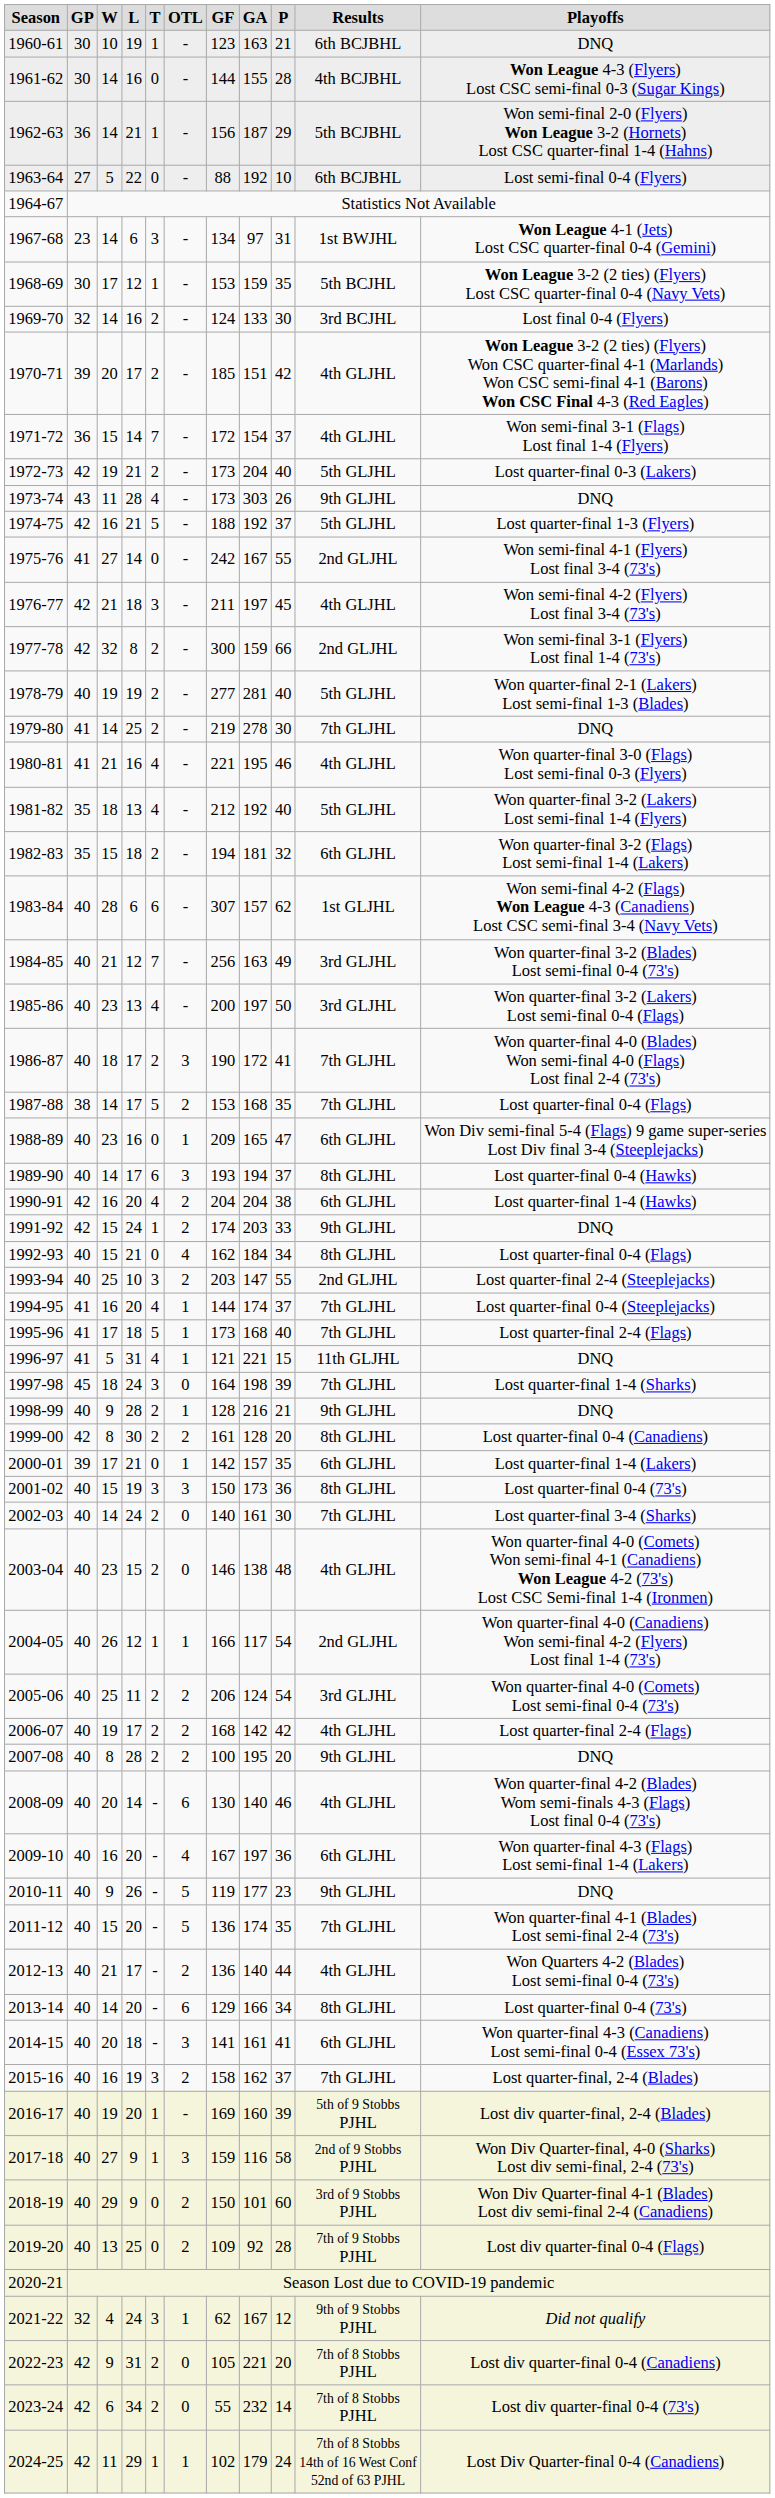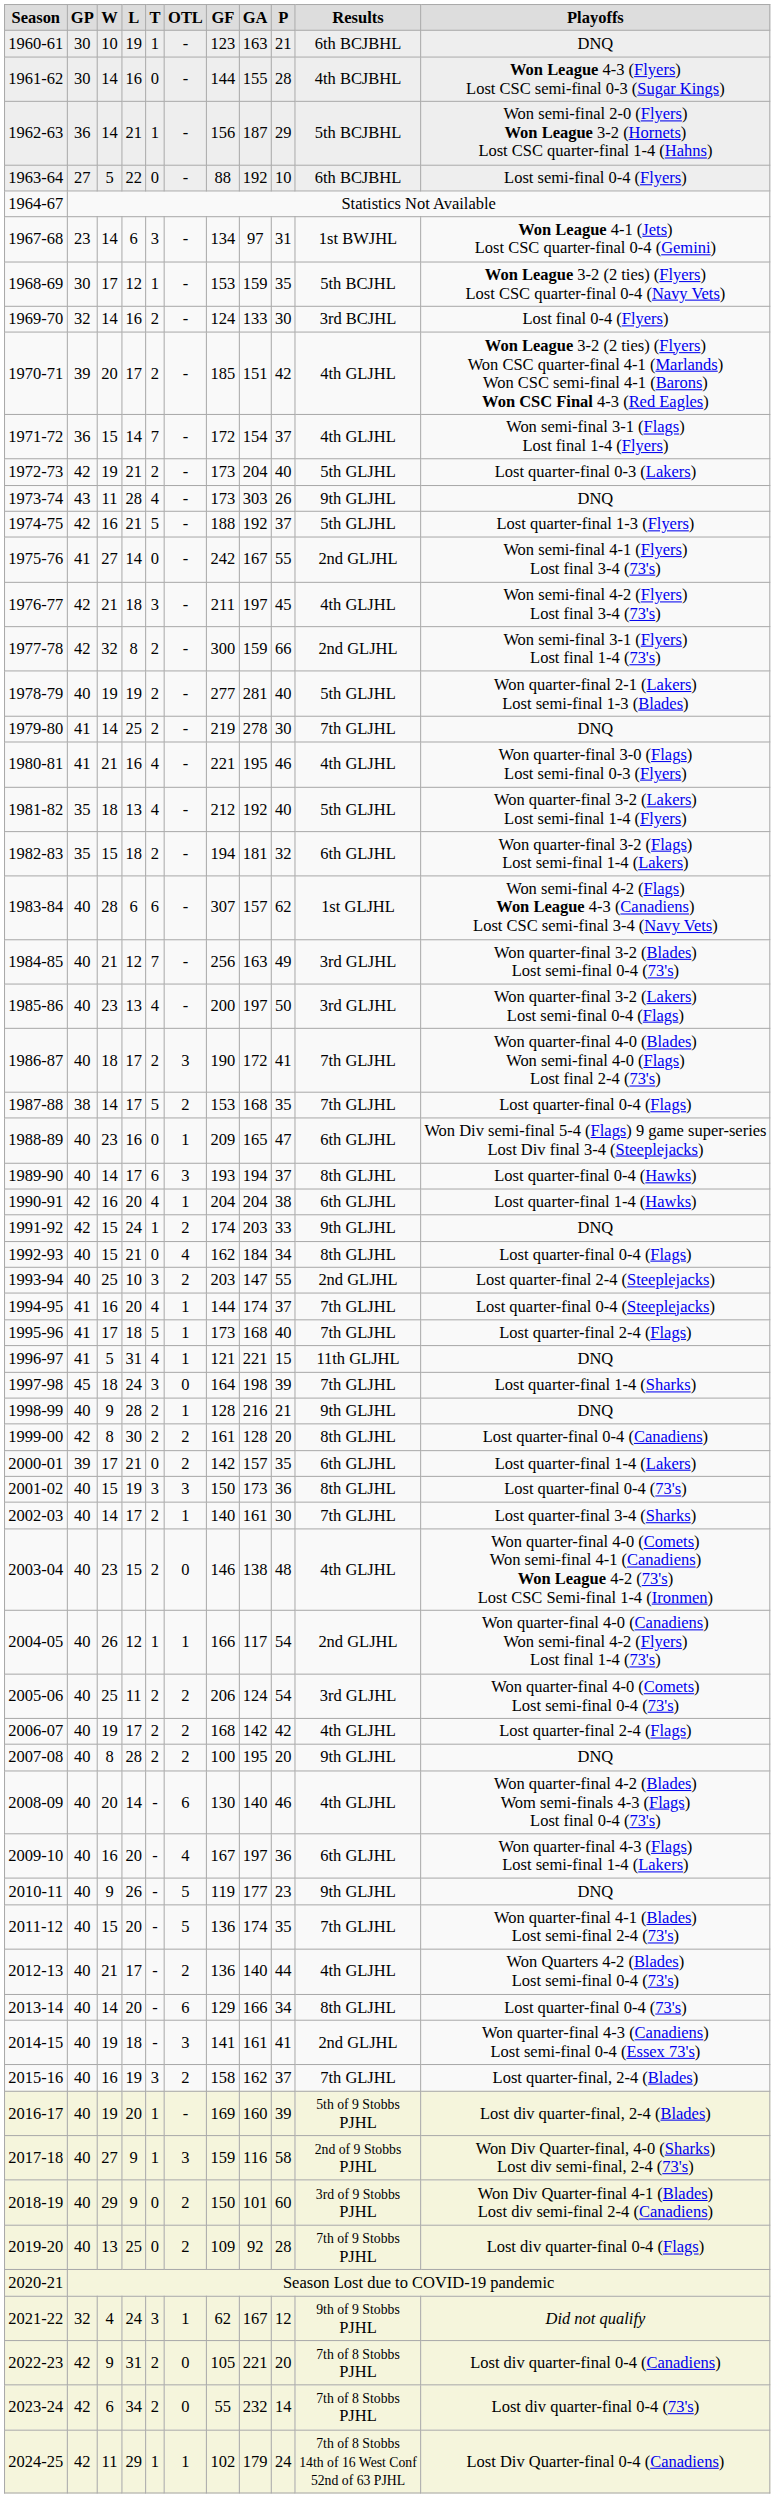(185, 1201) 2 -> (185, 1201) 1
(185, 1463) 1 -> (185, 1463) 2
(134, 1515) 24 -> (134, 1515) 17
(185, 1515) 0 -> (185, 1515) 1
(110, 2042) 20 -> (110, 2042) 19
(358, 2042) 6th GLJHL -> (358, 2042) 2nd GLJHL
